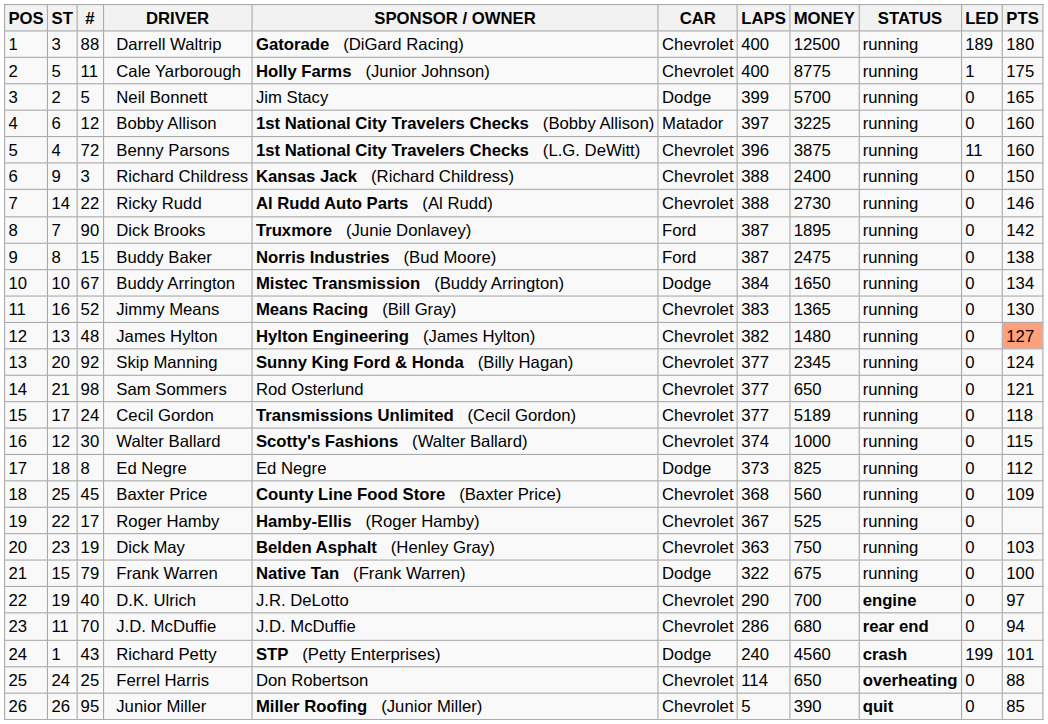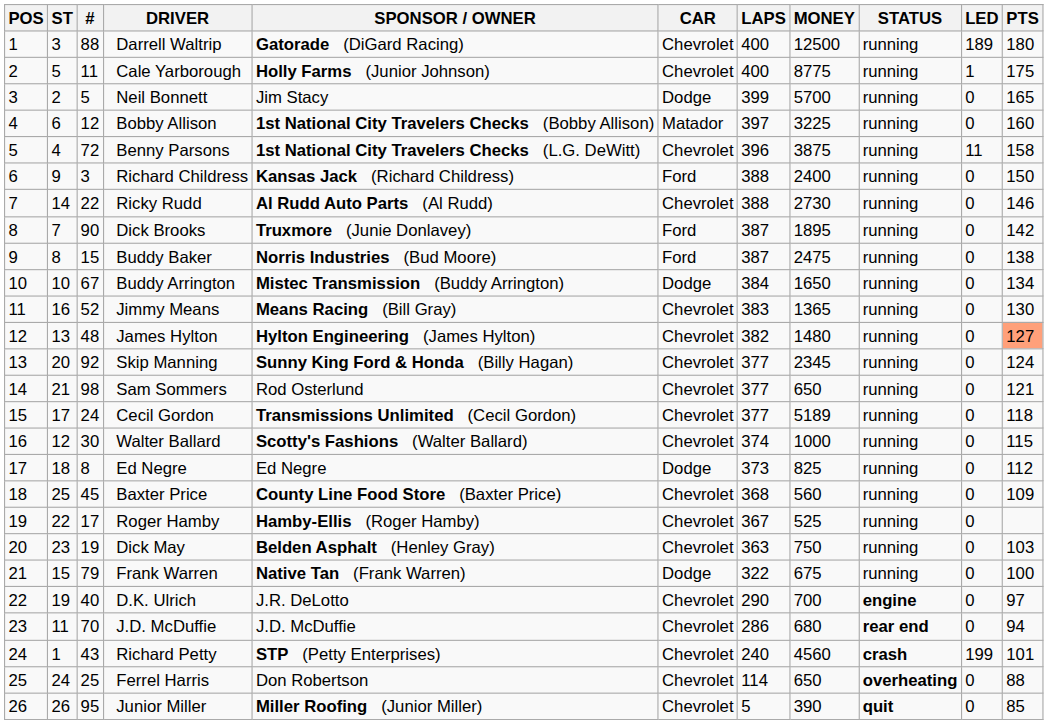(1020, 150) 160 -> (1020, 150) 158
(698, 177) Chevrolet -> (679, 177) Ford
(687, 653) Dodge -> (698, 653) Chevrolet
